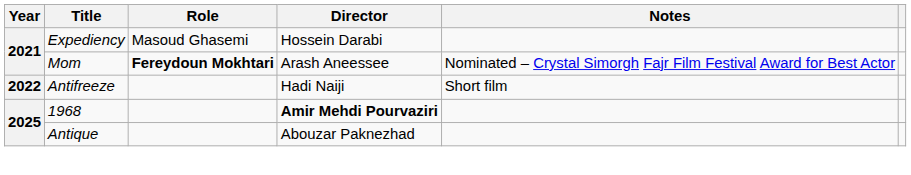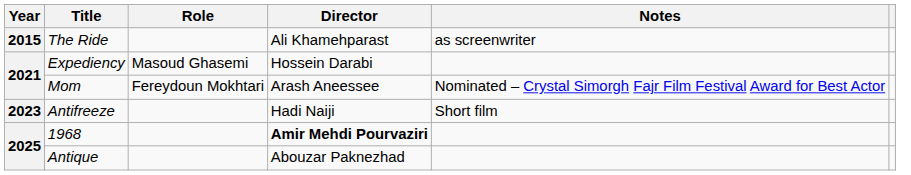+ row: (78, 39)
(203, 63) bold -> (198, 87) normal
(24, 87) 2022 -> (24, 110) 2023
